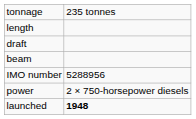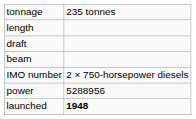(86, 75) 5288956 -> (127, 75) 2 × 750-horsepower diesels
(127, 91) 2 × 750-horsepower diesels -> (86, 91) 5288956
